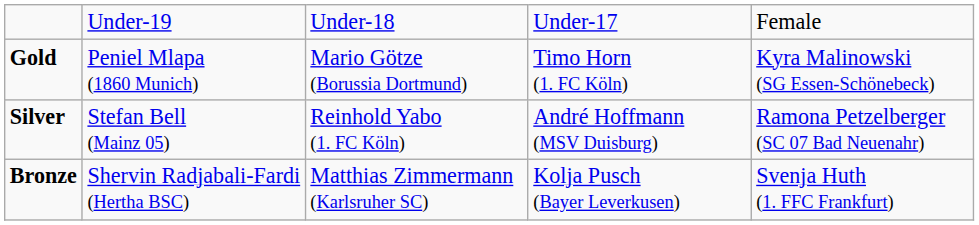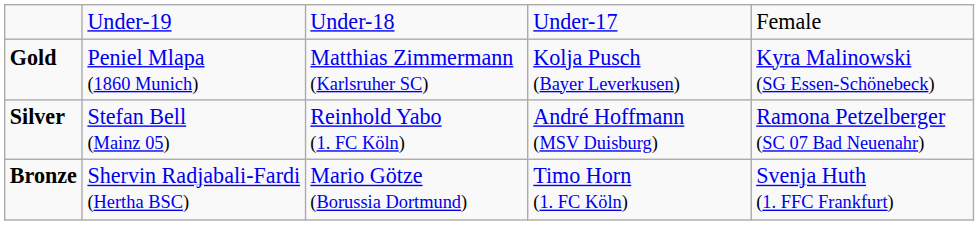(389, 69) Mario Götze (Borussia Dortmund) -> (412, 69) Matthias Zimmermann (Karlsruher SC)
(582, 69) Timo Horn (1. FC Köln) -> (607, 69) Kolja Pusch (Bayer Leverkusen)
(412, 189) Matthias Zimmermann (Karlsruher SC) -> (389, 189) Mario Götze (Borussia Dortmund)
(607, 189) Kolja Pusch (Bayer Leverkusen) -> (582, 189) Timo Horn (1. FC Köln)
